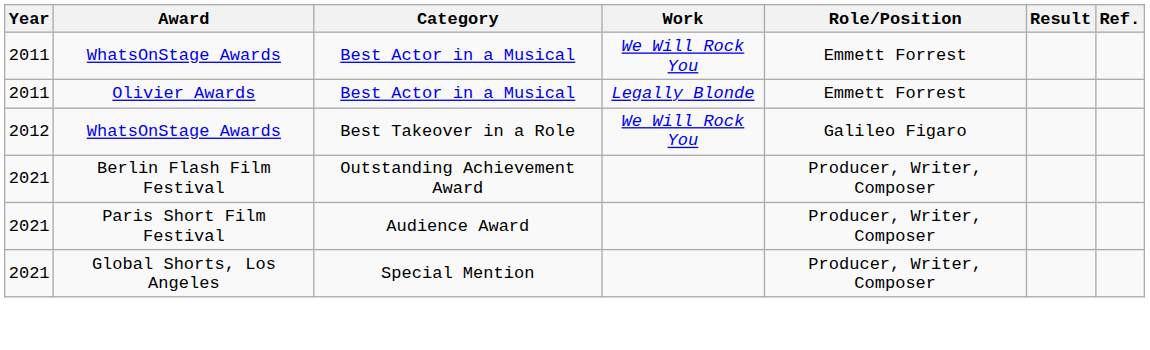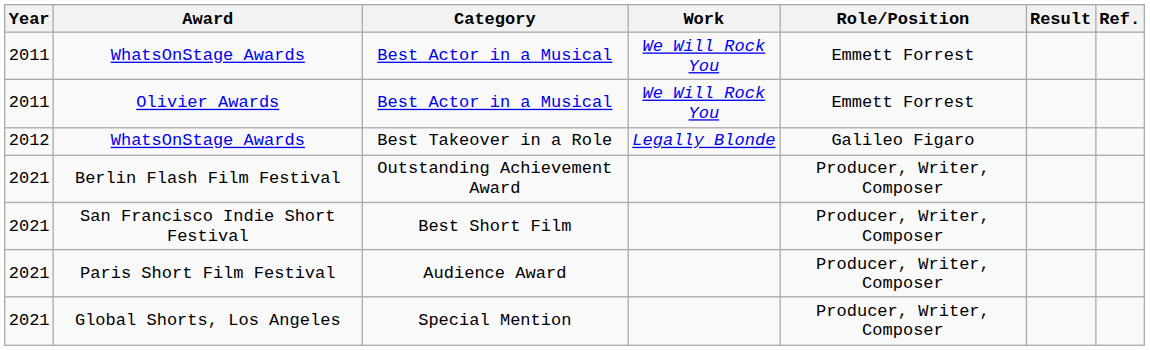(683, 94) Legally Blonde -> (704, 104) We Will Rock You
(683, 131) We Will Rock You -> (704, 141) Legally Blonde
+ row: (208, 226)
